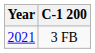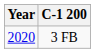(21, 37) 2021 -> (21, 37) 2020
